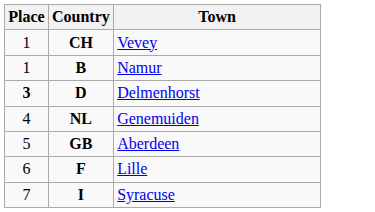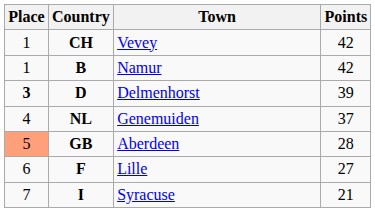+ column: (346, 17)
(26, 144) no background -> (26, 144) lightsalmon background
